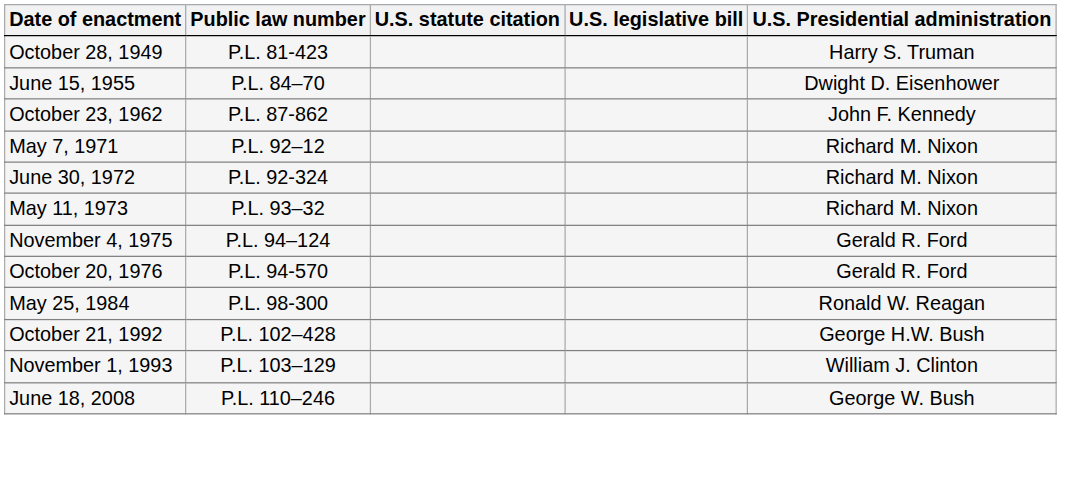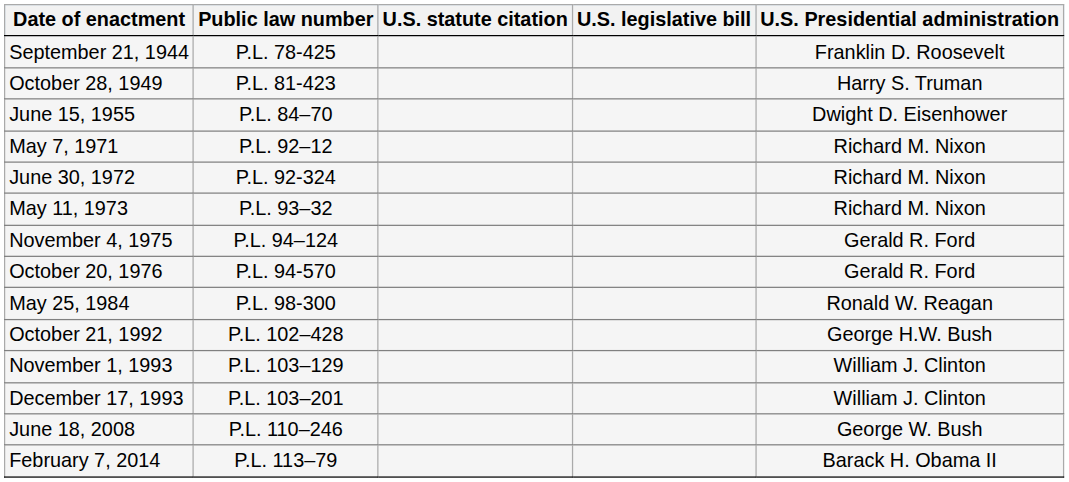+ row: (99, 51)
- row: (86, 114)
+ row: (96, 397)
+ row: (85, 460)
